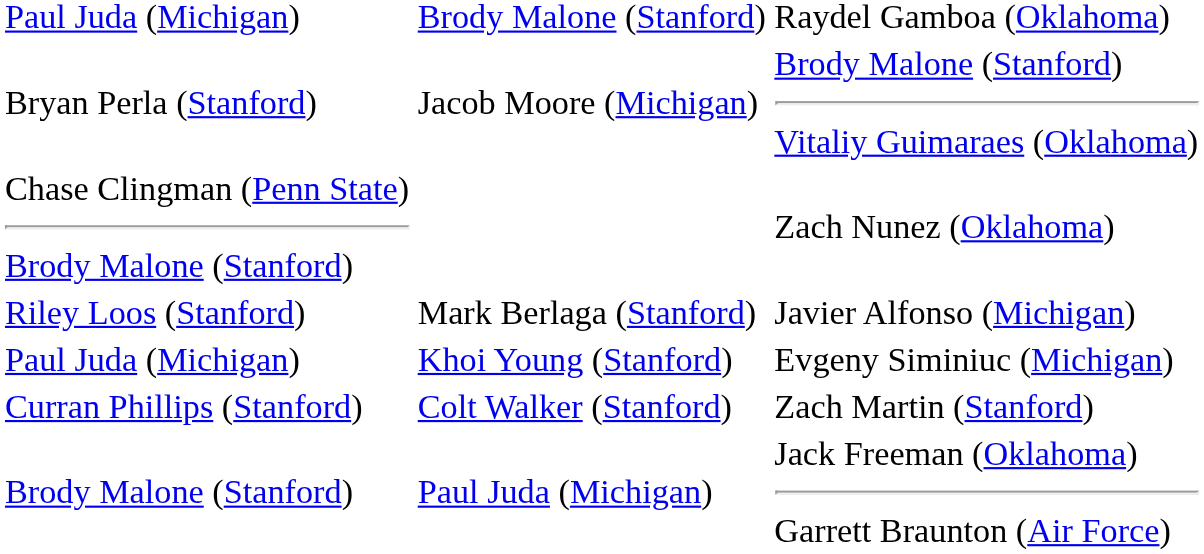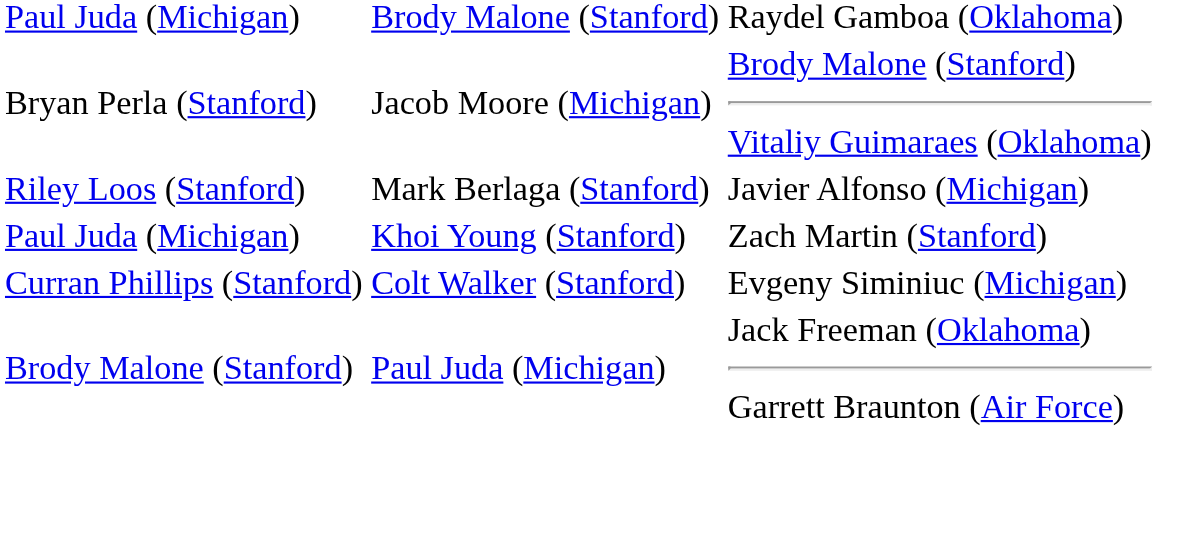- row: (207, 226)
(974, 359) Evgeny Siminiuc (Michigan) -> (888, 235) Zach Martin (Stanford)
(934, 406) Zach Martin (Stanford) -> (927, 282) Evgeny Siminiuc (Michigan)
